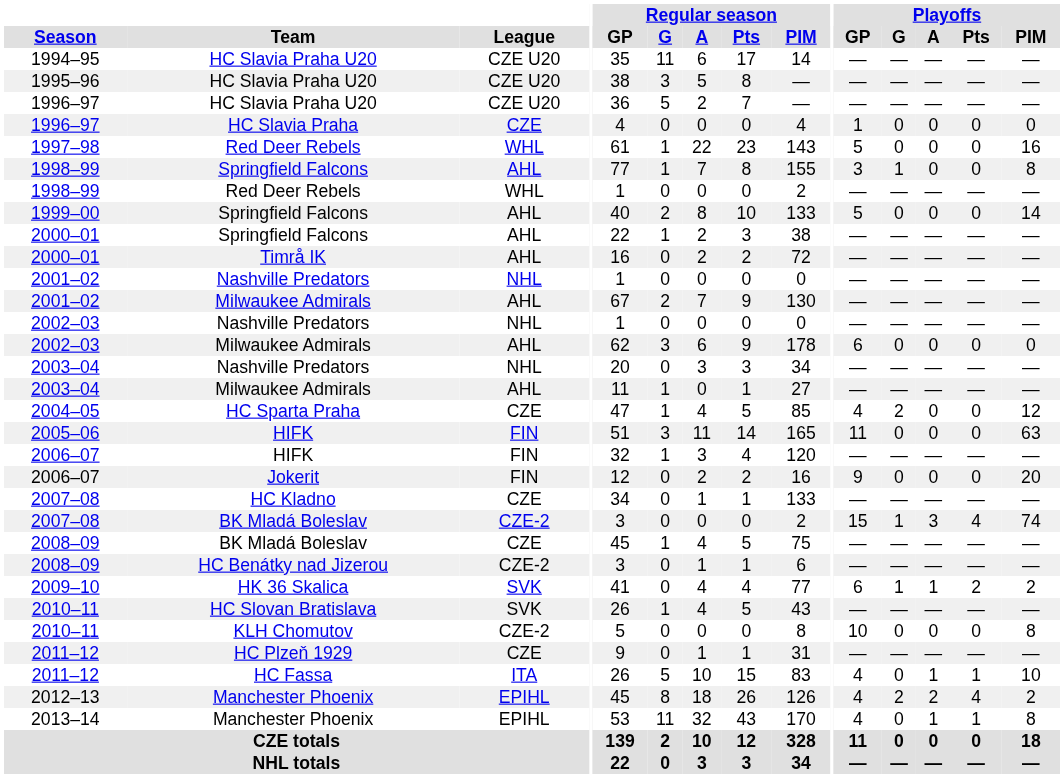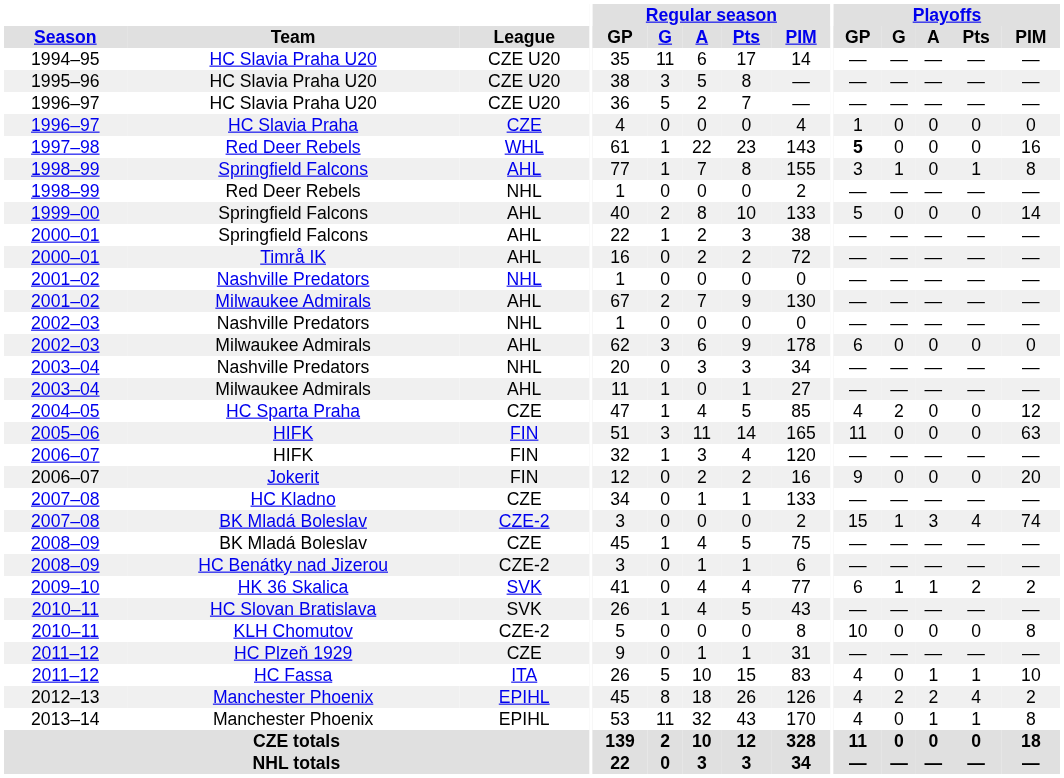(858, 146) normal -> (858, 146) bold
(976, 168) 0 -> (976, 168) 1
(524, 190) WHL -> (524, 190) NHL
